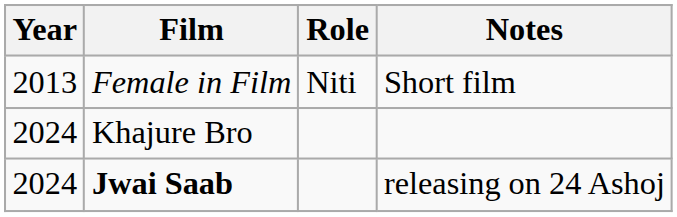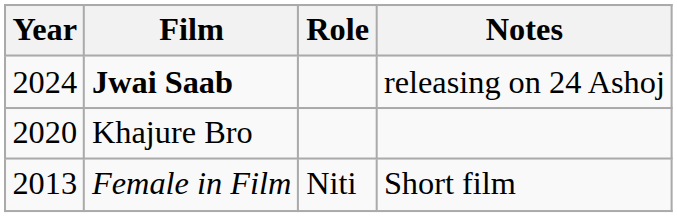rows swapped: (192, 81) <-> (162, 183)
(45, 132) 2024 -> (45, 132) 2020
